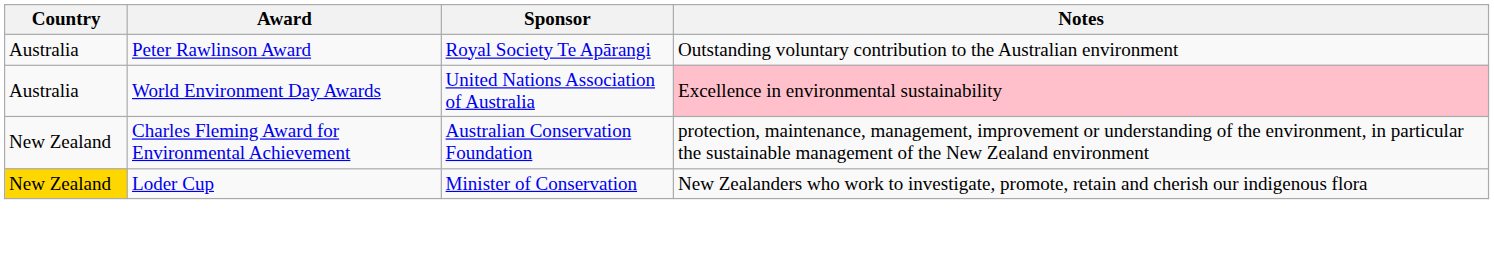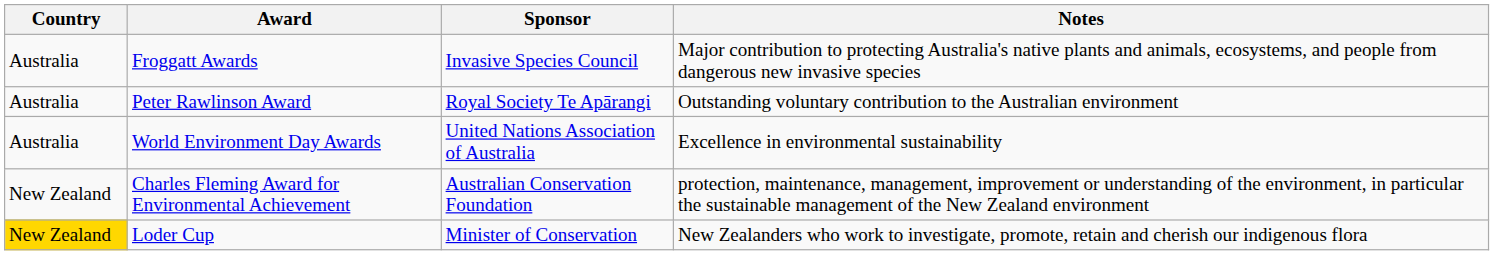+ row: (195, 60)
(840, 90) pink background -> (840, 142) no background
